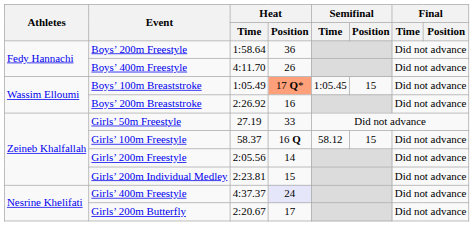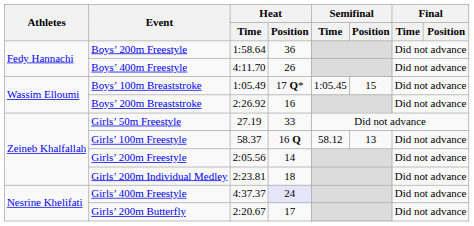(290, 86) lightsalmon background -> (290, 86) no background
(371, 140) 15 -> (371, 140) 13
(290, 176) 15 -> (290, 176) 18
